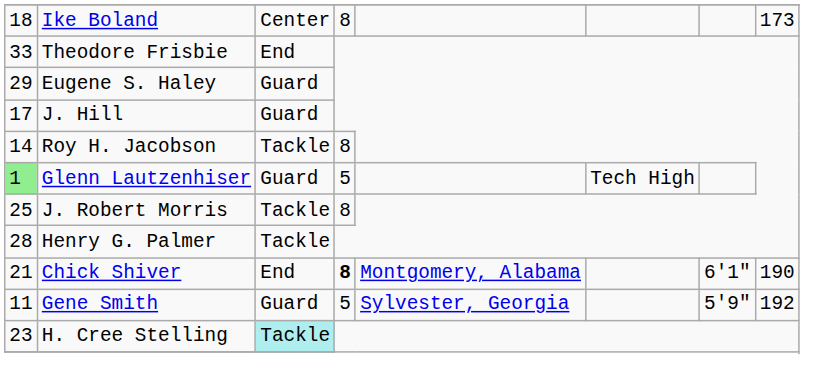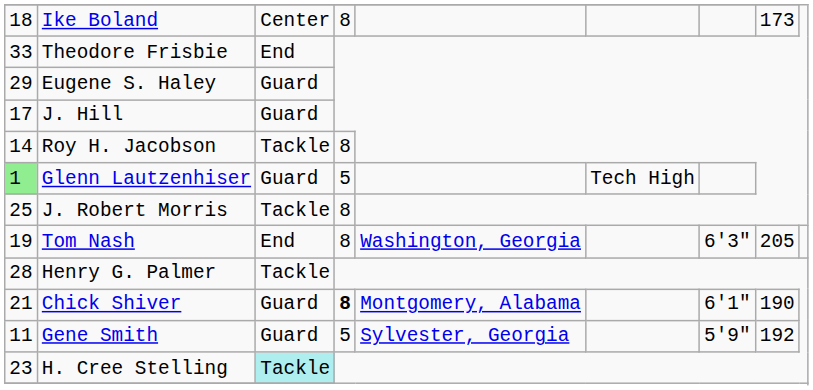+ row: (88, 242)
(278, 273) End -> (289, 305) Guard
